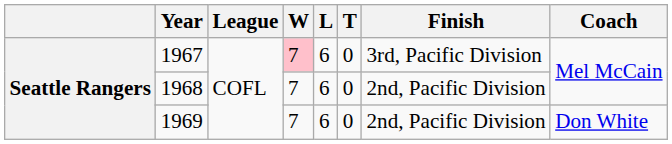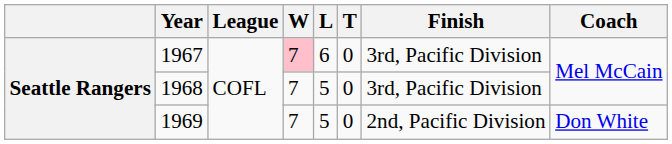(324, 88) 6 -> (324, 88) 5
(456, 88) 2nd, Pacific Division -> (454, 88) 3rd, Pacific Division
(324, 121) 6 -> (324, 121) 5
